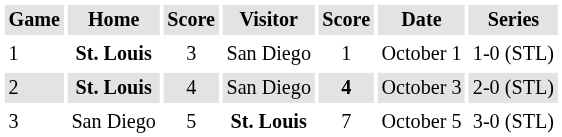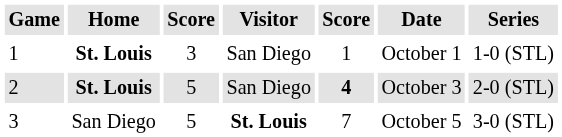(191, 87) 4 -> (191, 87) 5
